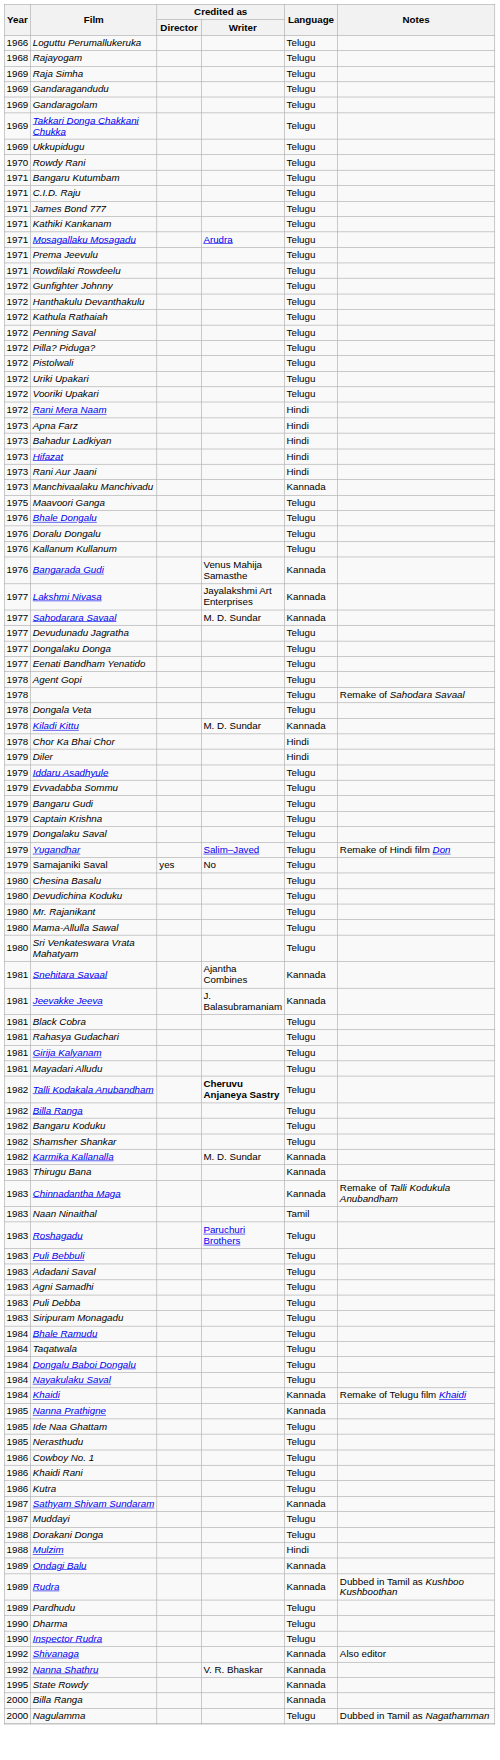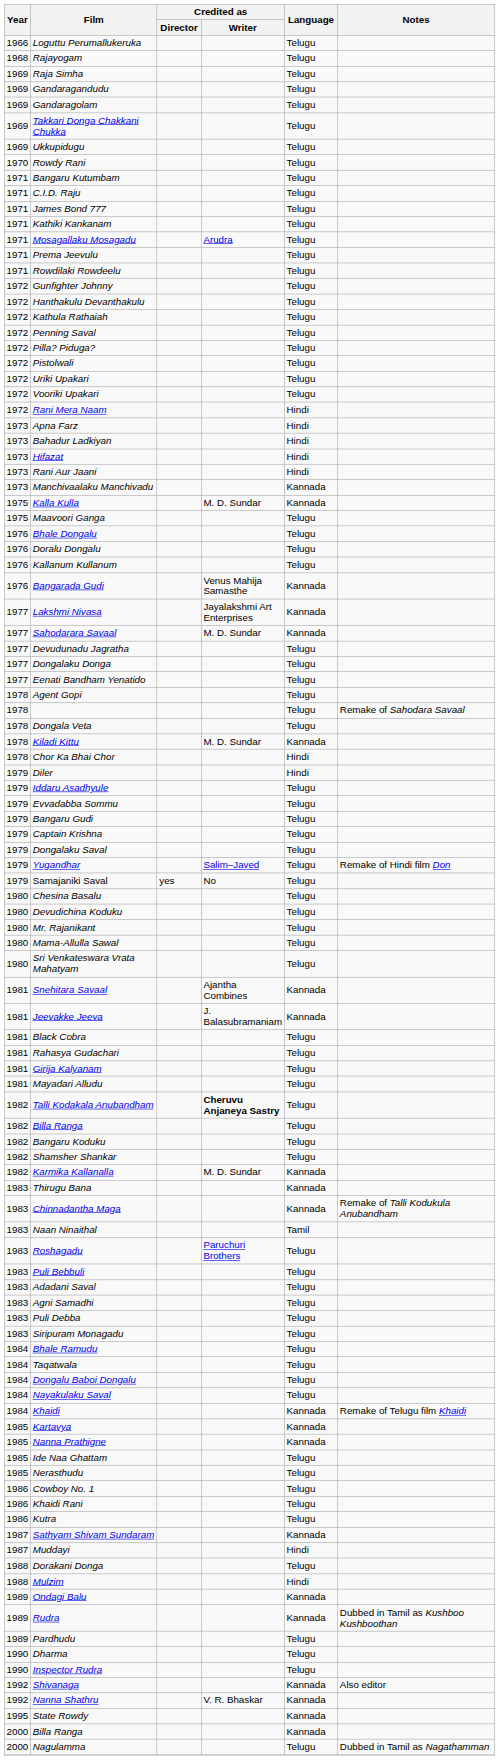+ row: (17, 503)
+ row: (17, 1426)
(301, 1519) Telugu -> (298, 1550) Hindi
